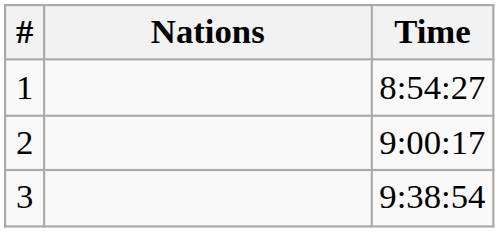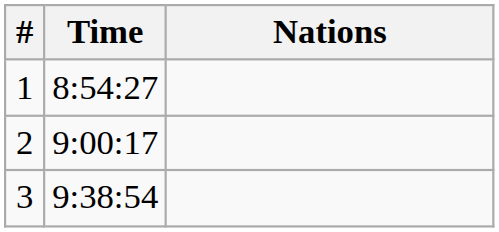columns swapped: (208, 32) <-> (432, 32)
